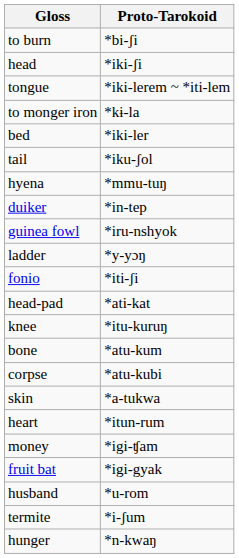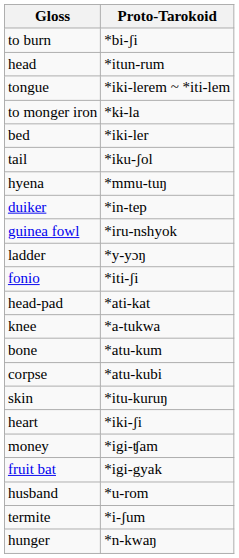(123, 64) *iki-ʃi -> (134, 64) *itun-rum
(136, 326) *itu-kuruŋ -> (132, 326) *a-tukwa
(132, 398) *a-tukwa -> (136, 398) *itu-kuruŋ
(134, 421) *itun-rum -> (123, 421) *iki-ʃi
